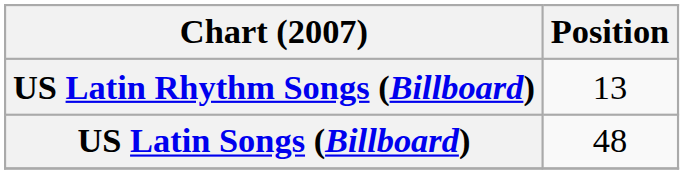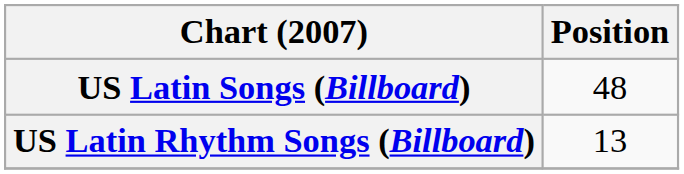rows swapped: (274, 140) <-> (274, 86)
